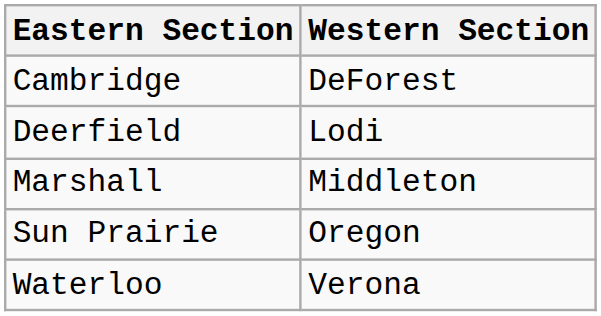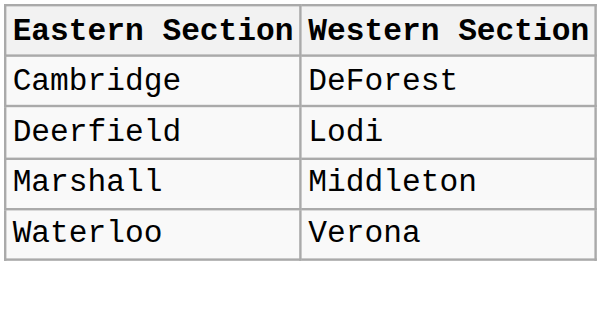- row: (116, 234)
